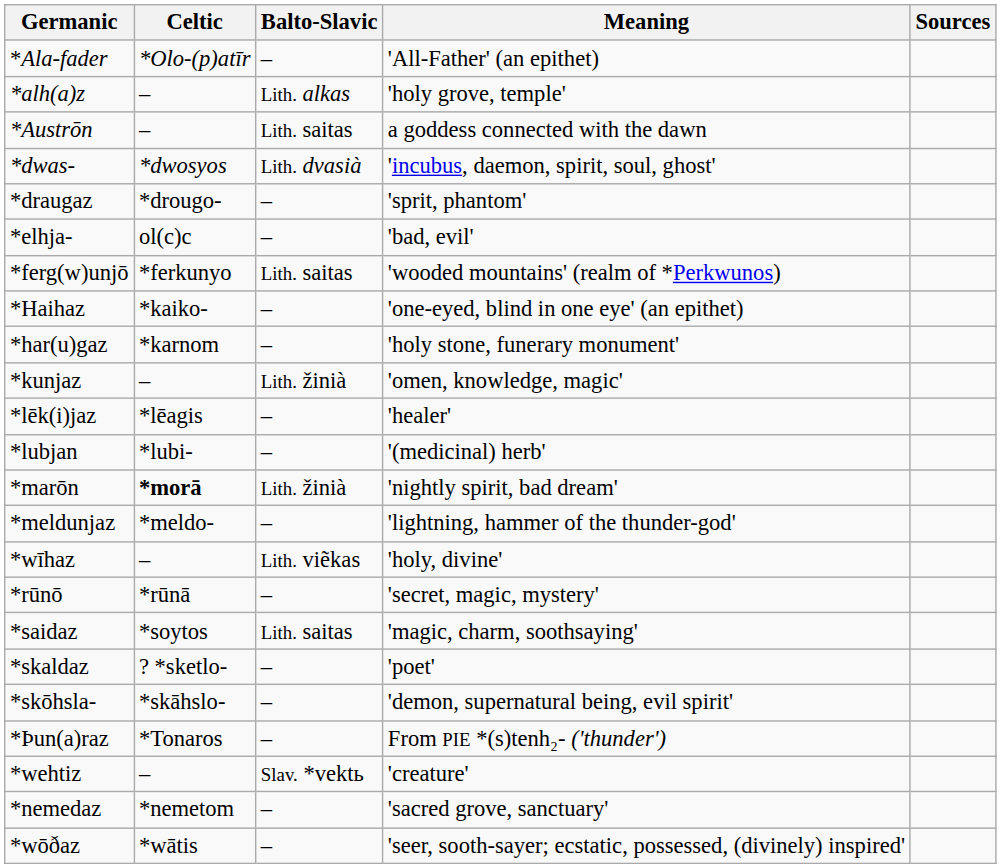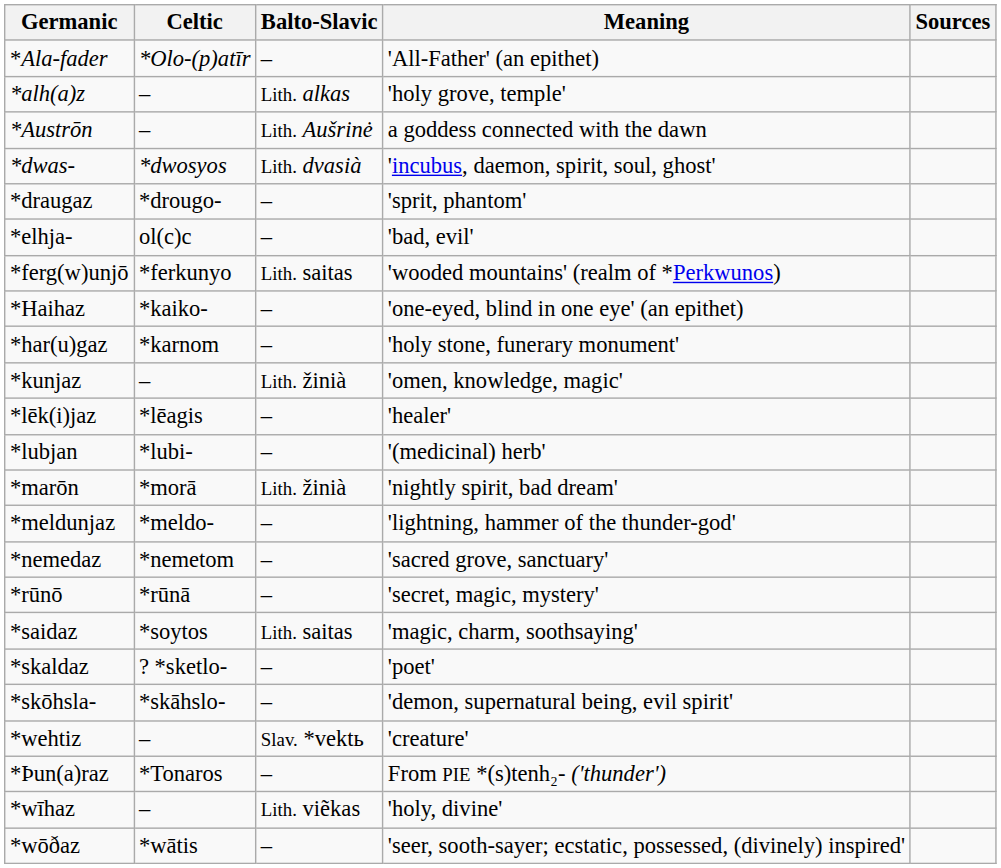(307, 129) Lith. saitas -> (317, 129) Lith. Aušrinė
(170, 487) bold -> (168, 487) normal
rows swapped: (56, 809) <-> (42, 559)
rows swapped: (59, 737) <-> (46, 773)
